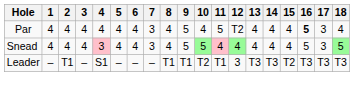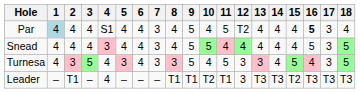(50, 29) no background -> (56, 29) lightblue background
(101, 29) 4 -> (107, 29) S1
+ row: (26, 63)
(101, 63) S1 -> (107, 79) 4
